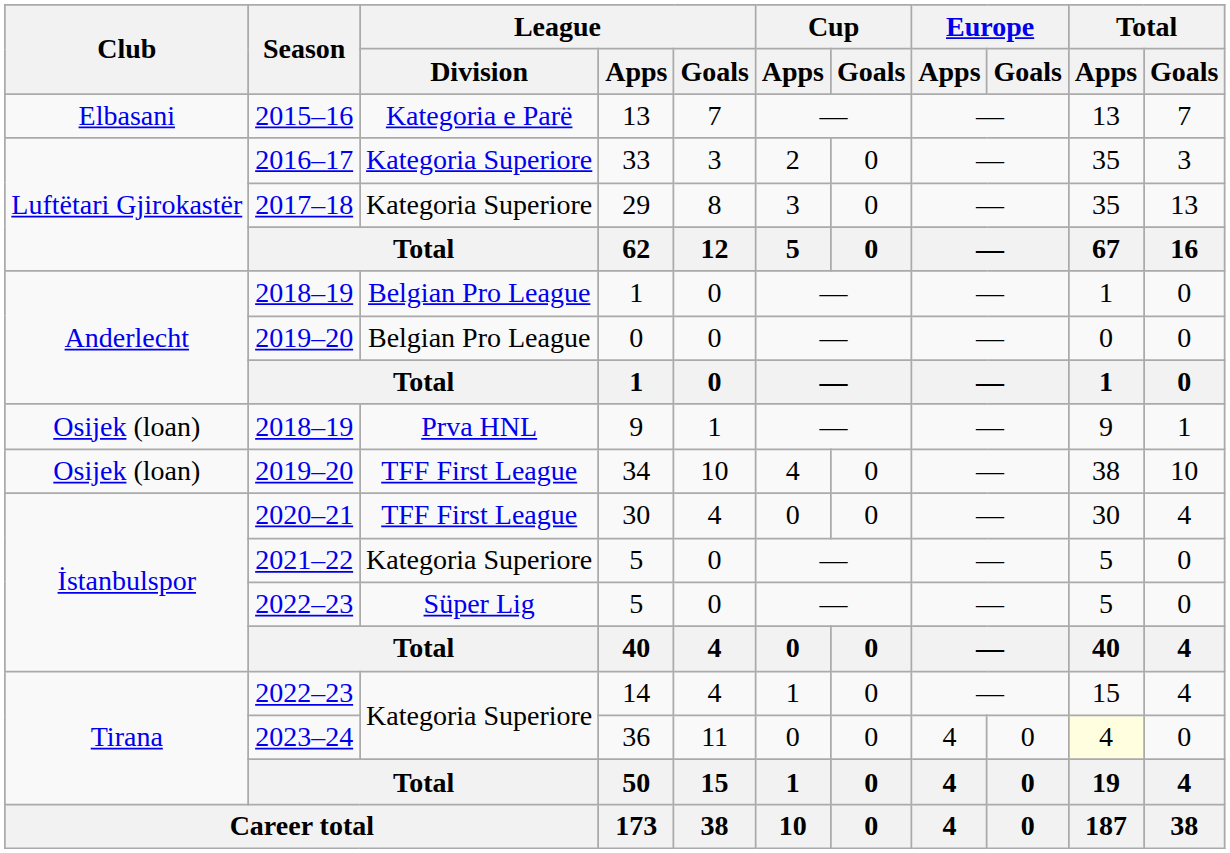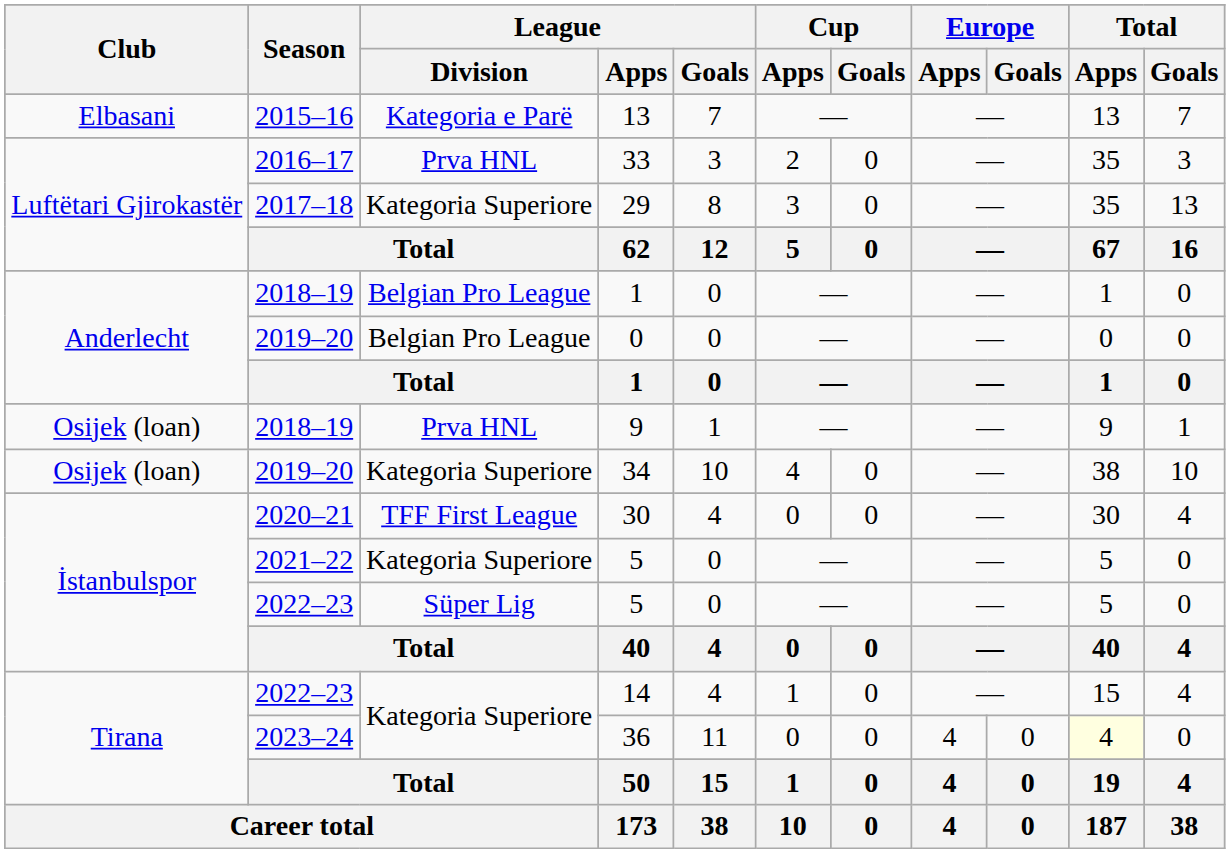(479, 159) Kategoria Superiore -> (479, 159) Prva HNL
(479, 470) TFF First League -> (479, 470) Kategoria Superiore
